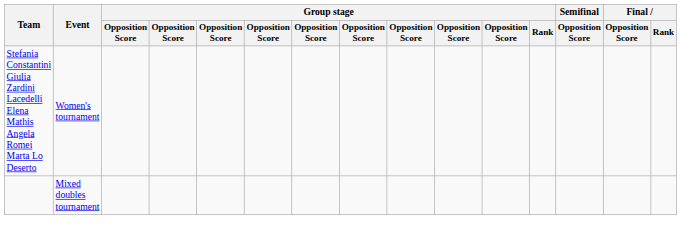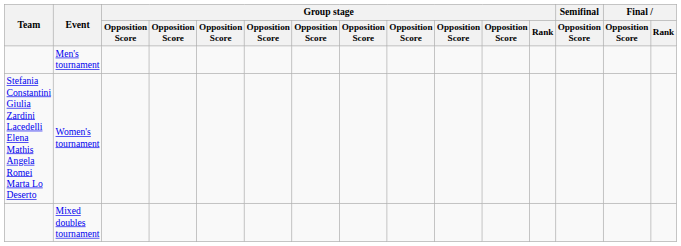+ row: (78, 60)
